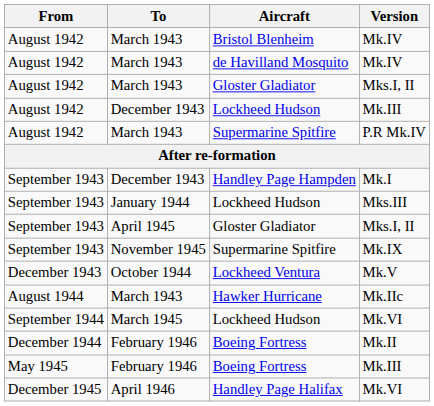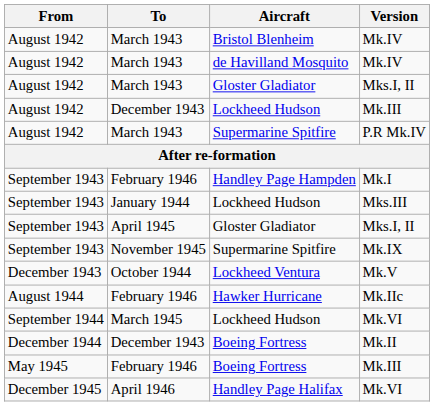(158, 179) December 1943 -> (154, 179) February 1946
(146, 296) March 1943 -> (154, 296) February 1946
(154, 343) February 1946 -> (158, 343) December 1943
